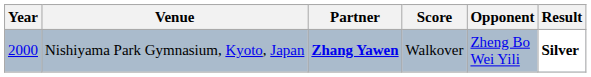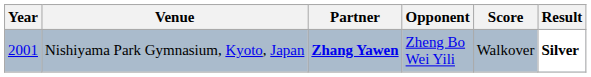columns swapped: (502, 17) <-> (435, 17)
(23, 50) 2000 -> (23, 50) 2001
